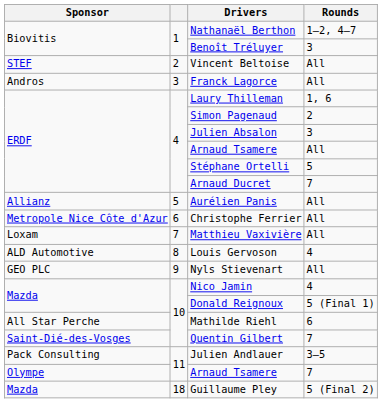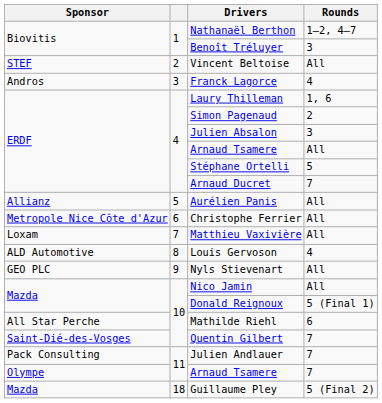(316, 82) All -> (310, 82) 4
(310, 287) 4 -> (316, 287) All
(316, 355) 3–5 -> (310, 355) 7
